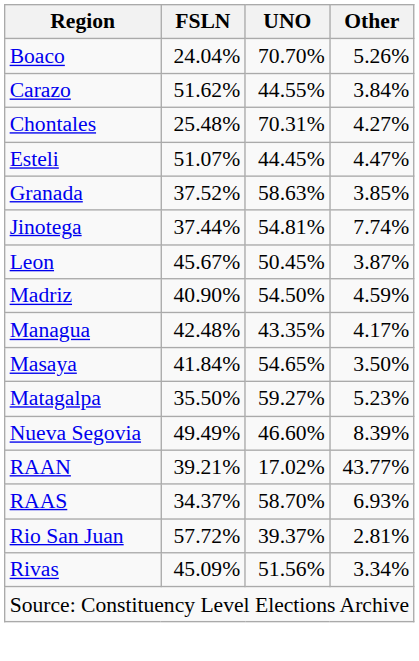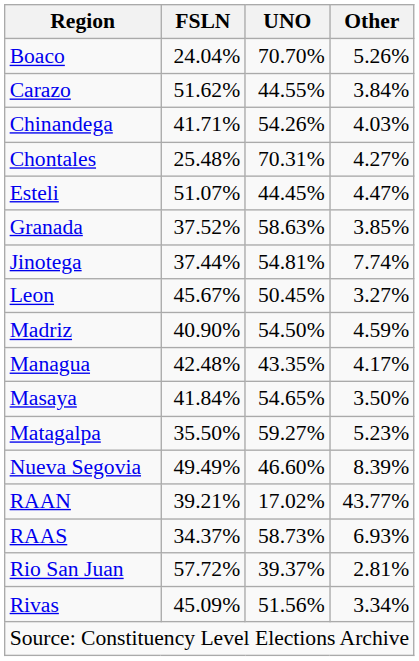+ row: (61, 124)
(381, 261) 3.87% -> (381, 295) 3.27%
(291, 501) 58.70% -> (291, 535) 58.73%
